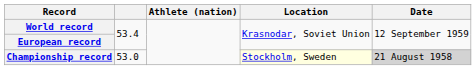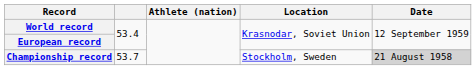(130, 57) 53.0 -> (130, 57) 53.7
(289, 57) lightyellow background -> (289, 57) no background
